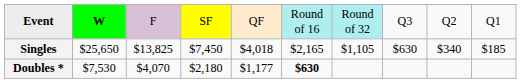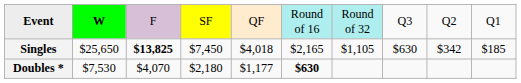(153, 49) normal -> (153, 49) bold
(449, 49) $340 -> (449, 49) $342
